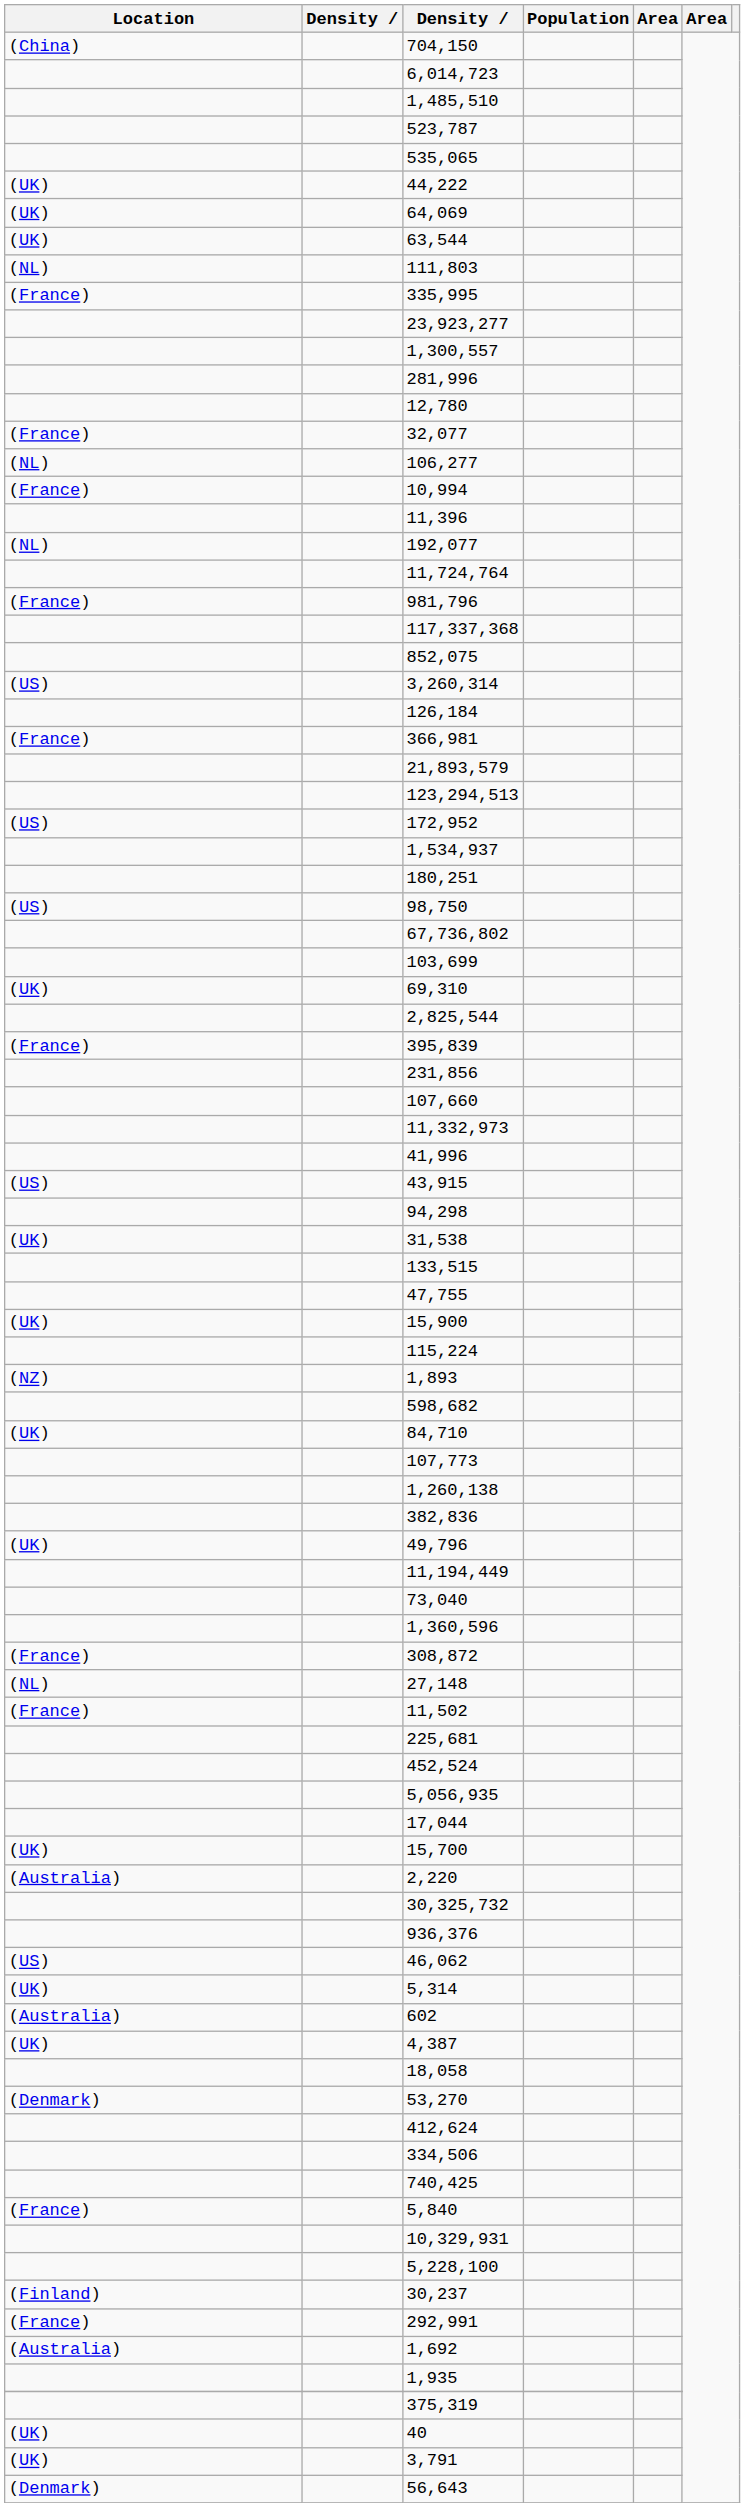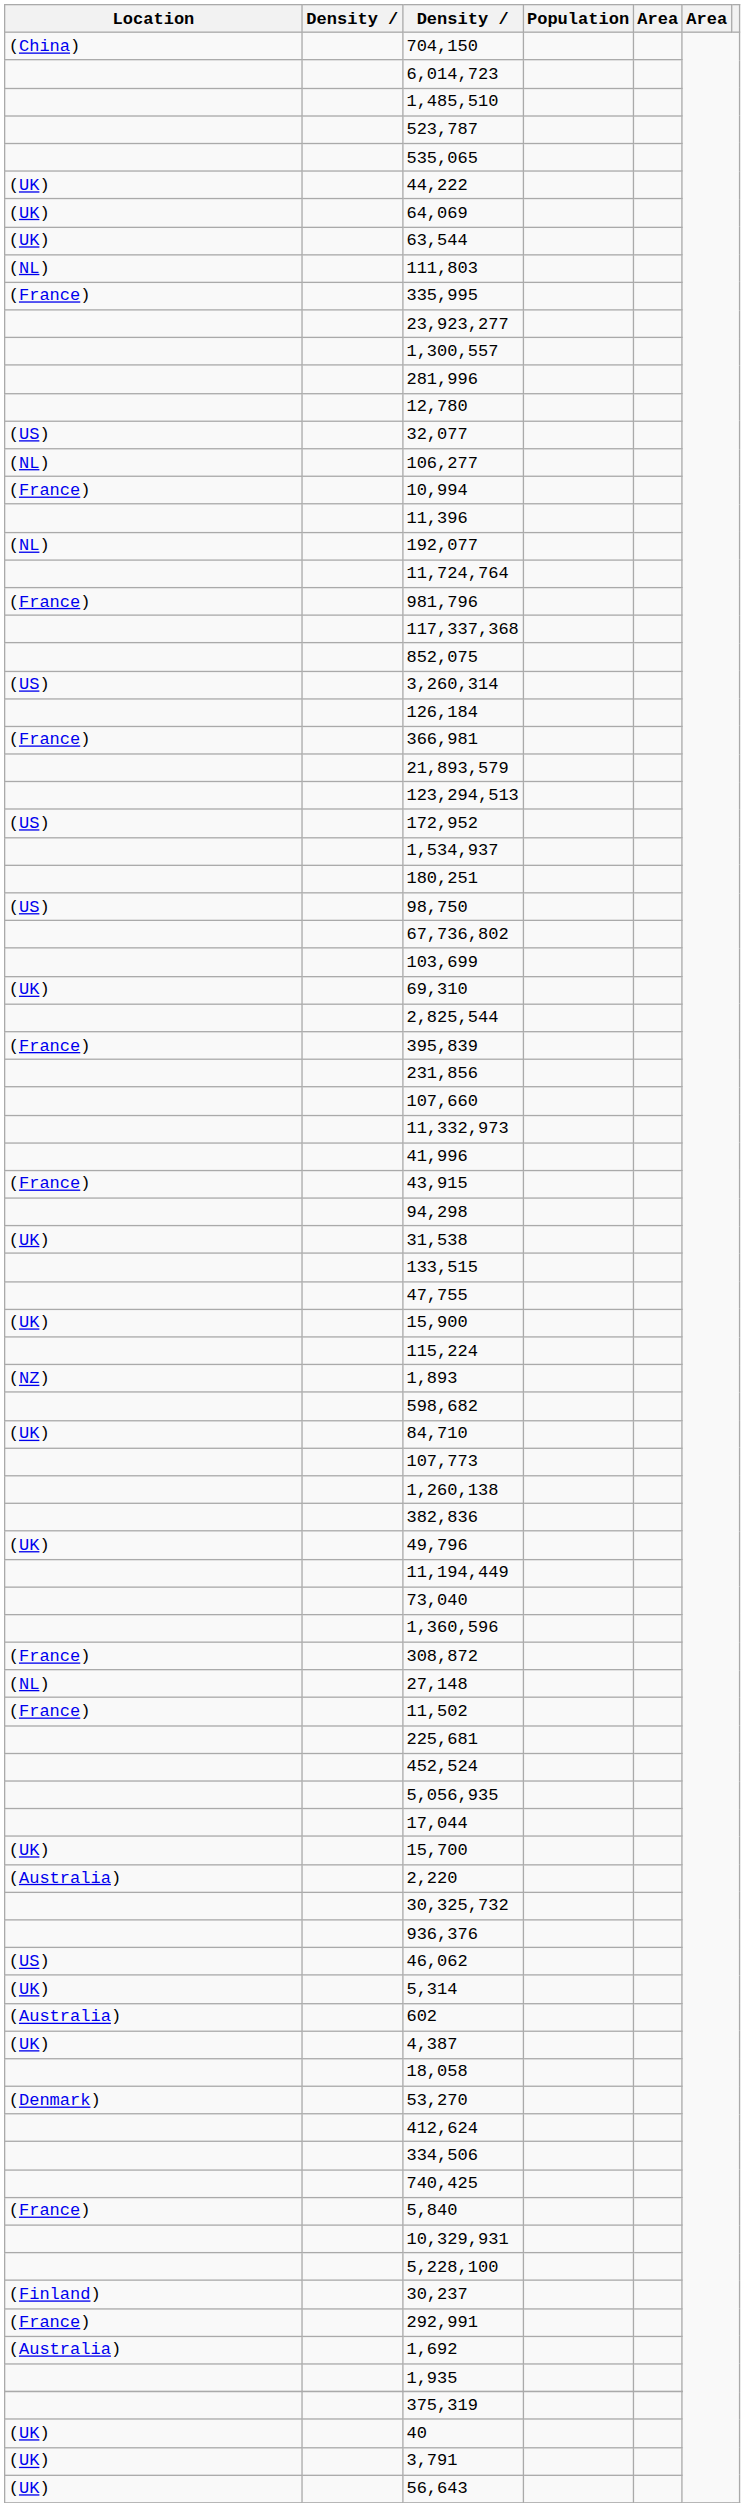(50, 435) (France) -> (29, 435) (US)
(29, 1184) (US) -> (50, 1184) (France)
(55, 2489) (Denmark) -> (29, 2489) (UK)
